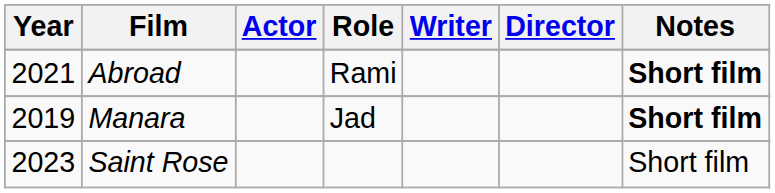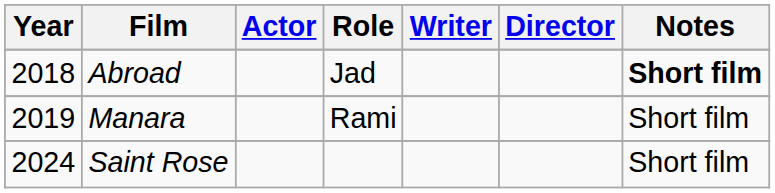(43, 72) 2021 -> (43, 72) 2018
(363, 72) Rami -> (353, 72) Jad
(353, 118) Jad -> (363, 118) Rami
(695, 118) bold -> (689, 118) normal
(43, 163) 2023 -> (43, 163) 2024
